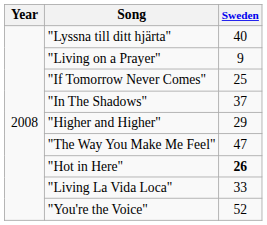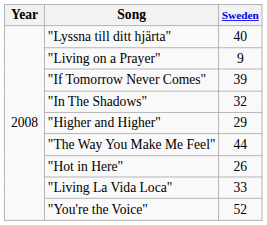(240, 79) 25 -> (240, 79) 39
(240, 101) 37 -> (240, 101) 32
(240, 144) 47 -> (240, 144) 44
(240, 166) bold -> (240, 166) normal
